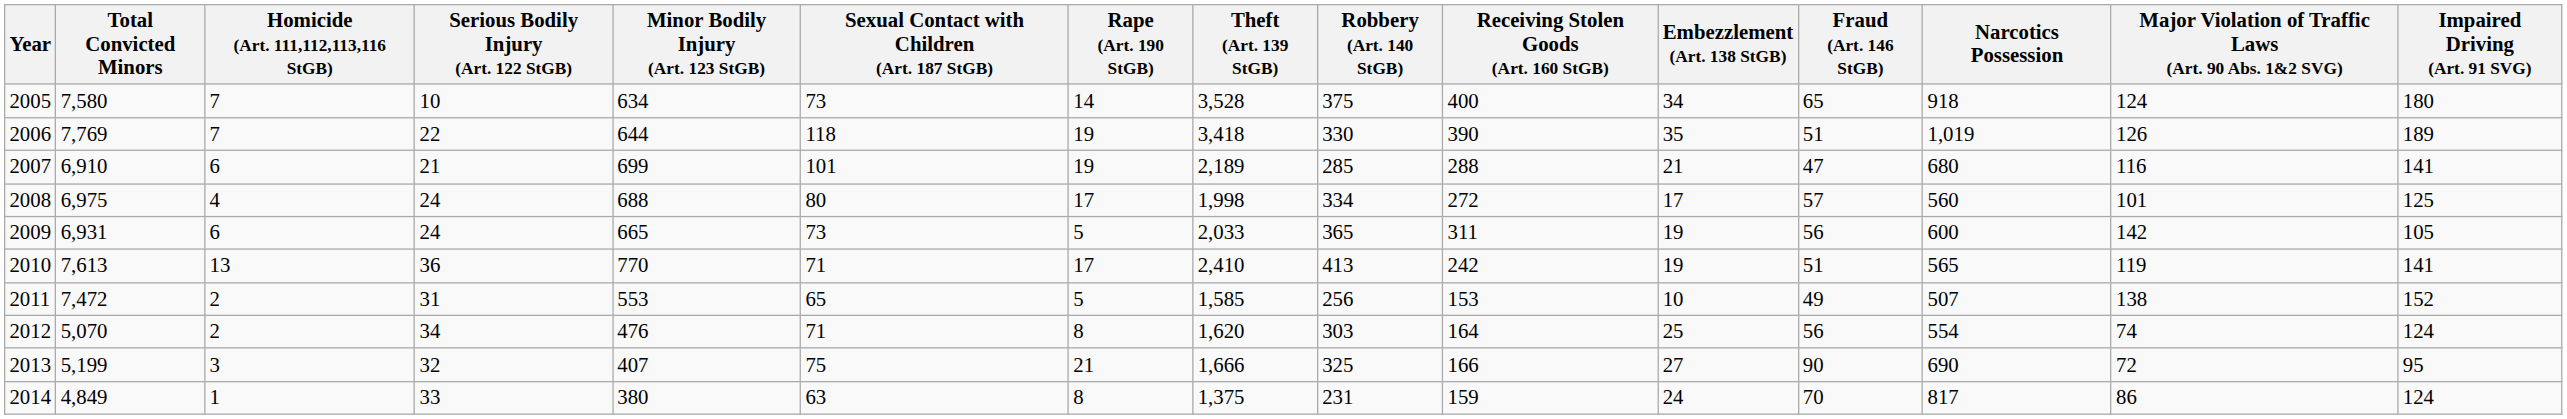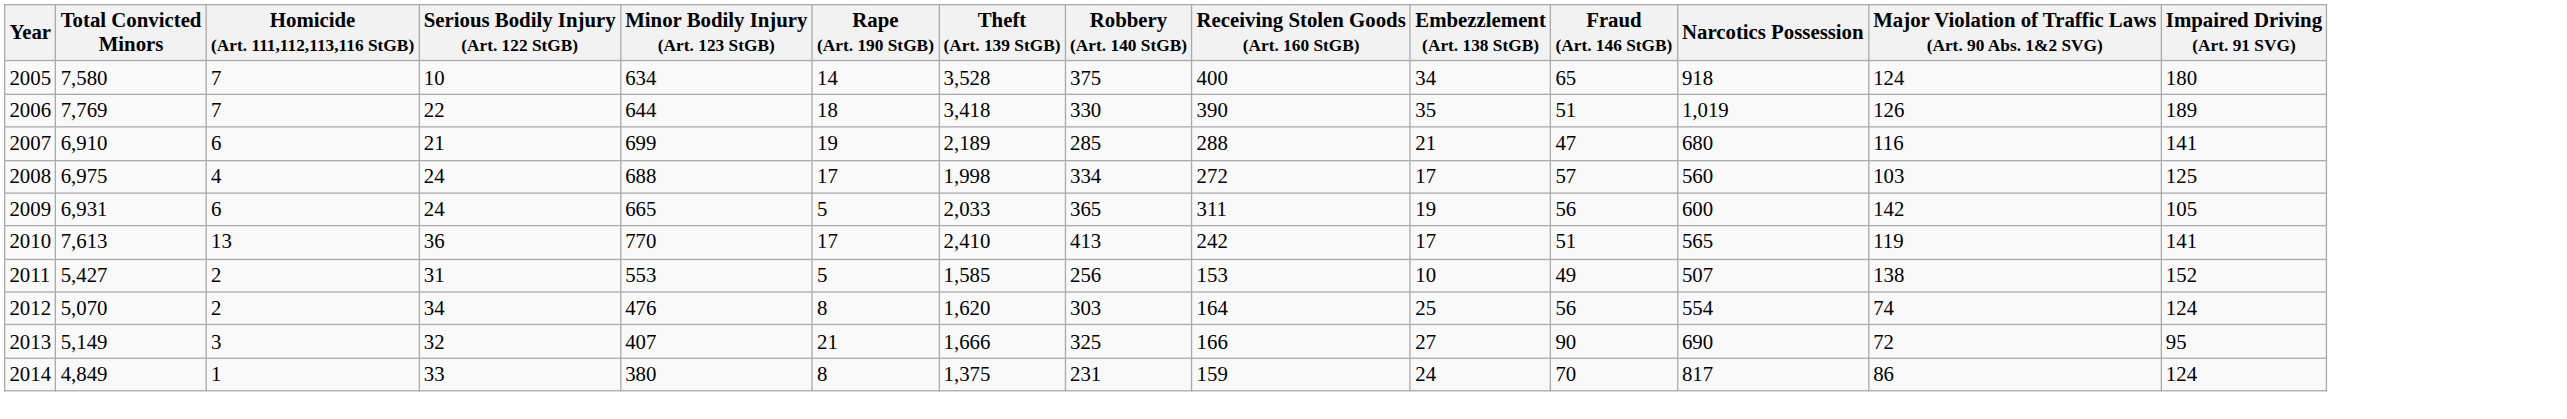- column: (935, 44)
(1084, 133) 19 -> (827, 110) 18
(2132, 199) 101 -> (1889, 176) 103
(1673, 265) 19 -> (1426, 242) 17
(84, 298) 7,472 -> (84, 275) 5,427
(84, 364) 5,199 -> (84, 341) 5,149
